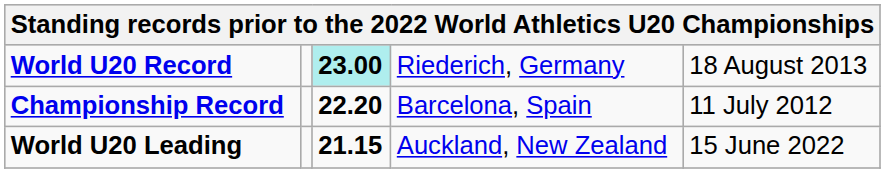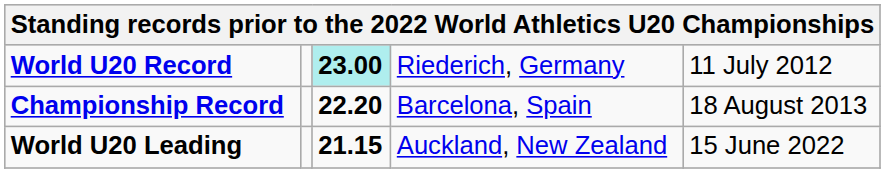(778, 65) 18 August 2013 -> (761, 65) 11 July 2012
(761, 106) 11 July 2012 -> (778, 106) 18 August 2013
